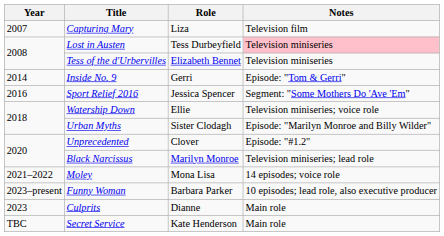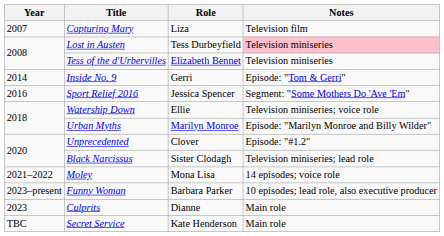(201, 126) Sister Clodagh -> (205, 126) Marilyn Monroe
(205, 158) Marilyn Monroe -> (201, 158) Sister Clodagh
